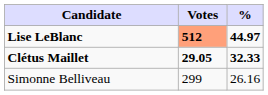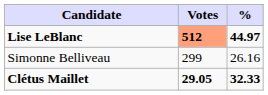rows swapped: (48, 57) <-> (59, 79)
